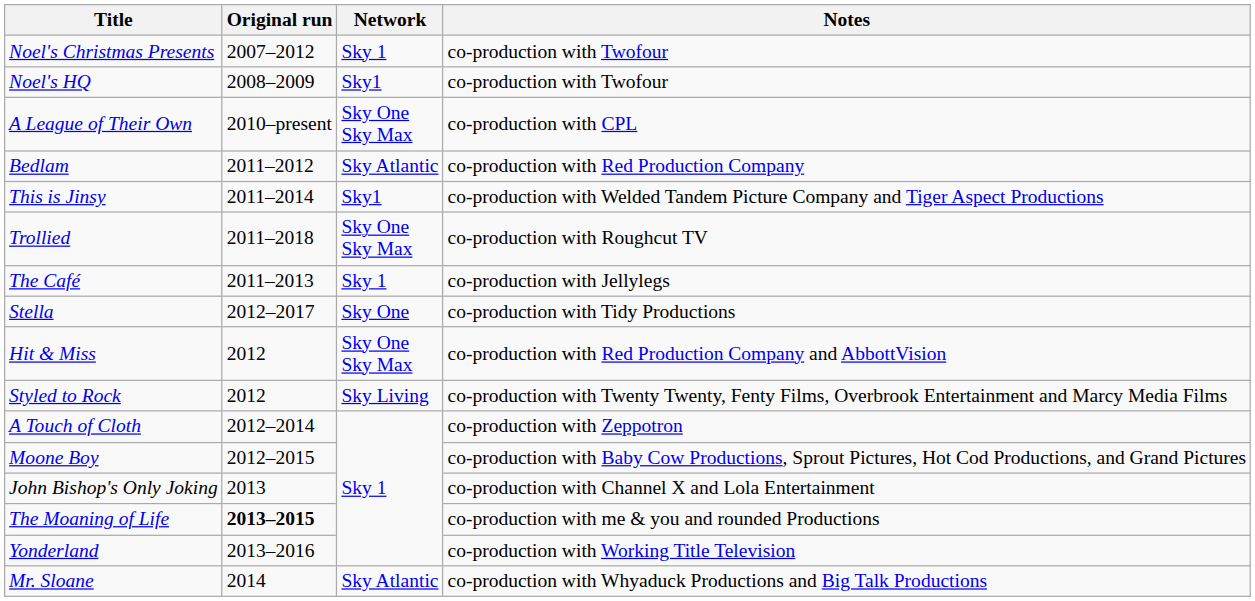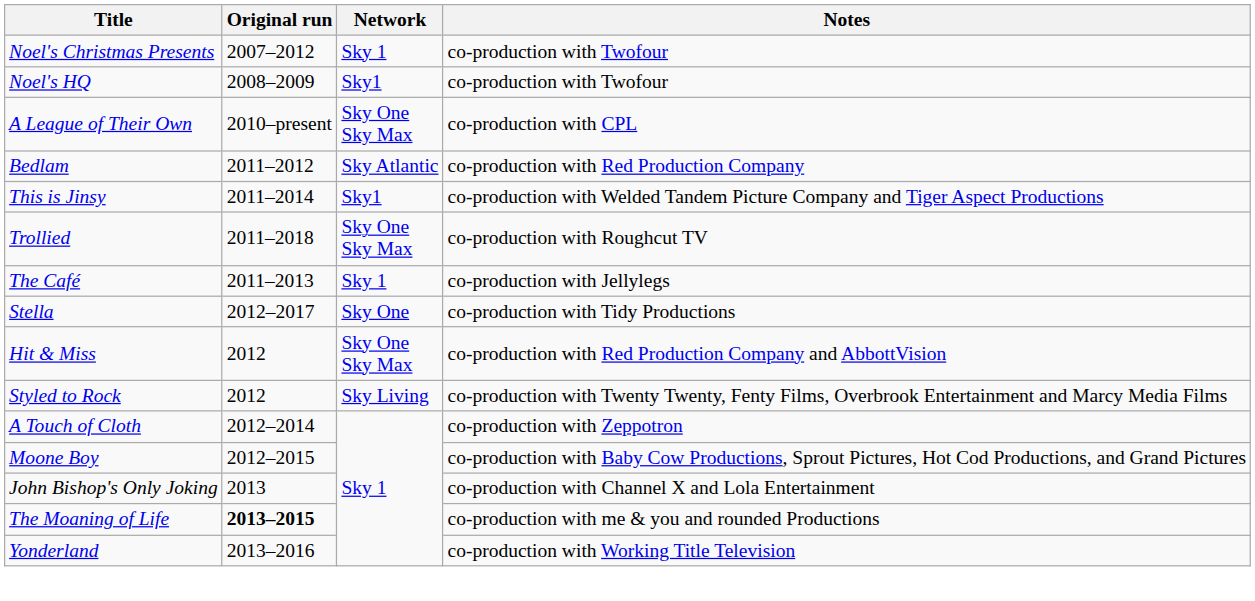- row: (51, 581)
